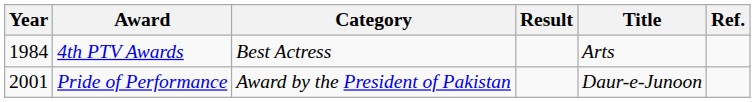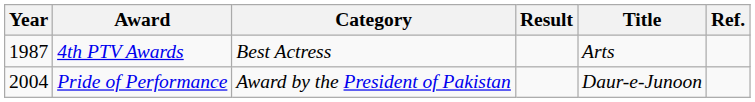(29, 50) 1984 -> (29, 50) 1987
(29, 81) 2001 -> (29, 81) 2004
